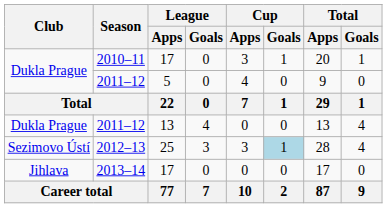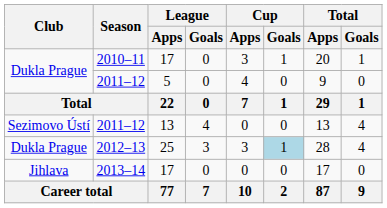(49, 125) Dukla Prague -> (49, 125) Sezimovo Ústí
(49, 147) Sezimovo Ústí -> (49, 147) Dukla Prague
